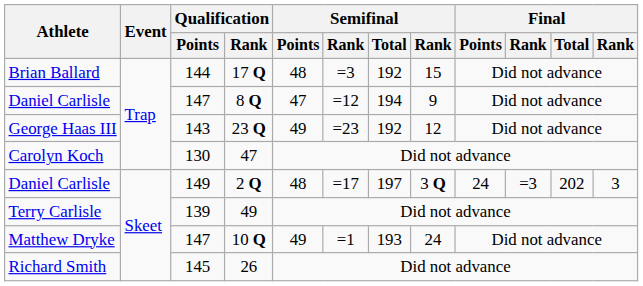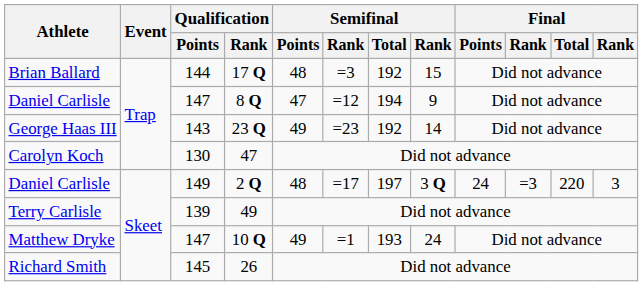(433, 128) 12 -> (433, 128) 14
(572, 184) 202 -> (572, 184) 220
